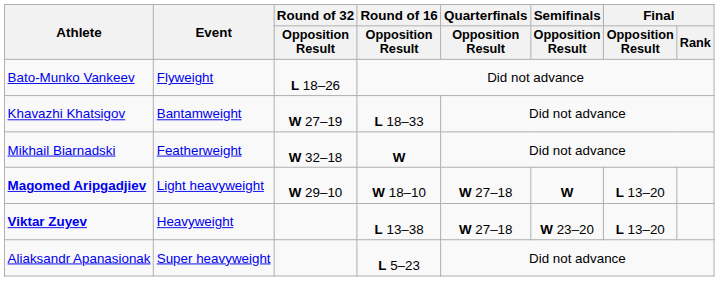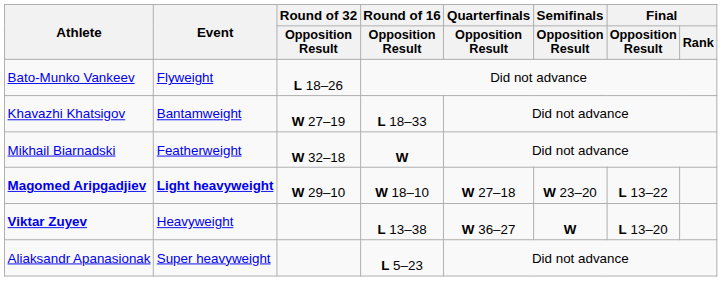(210, 186) normal -> (215, 186) bold
(567, 194) W -> (570, 194) W 23–20
(640, 194) L 13–20 -> (643, 194) L 13–22
(486, 230) W 27–18 -> (489, 230) W 36–27
(567, 230) W 23–20 -> (570, 230) W
